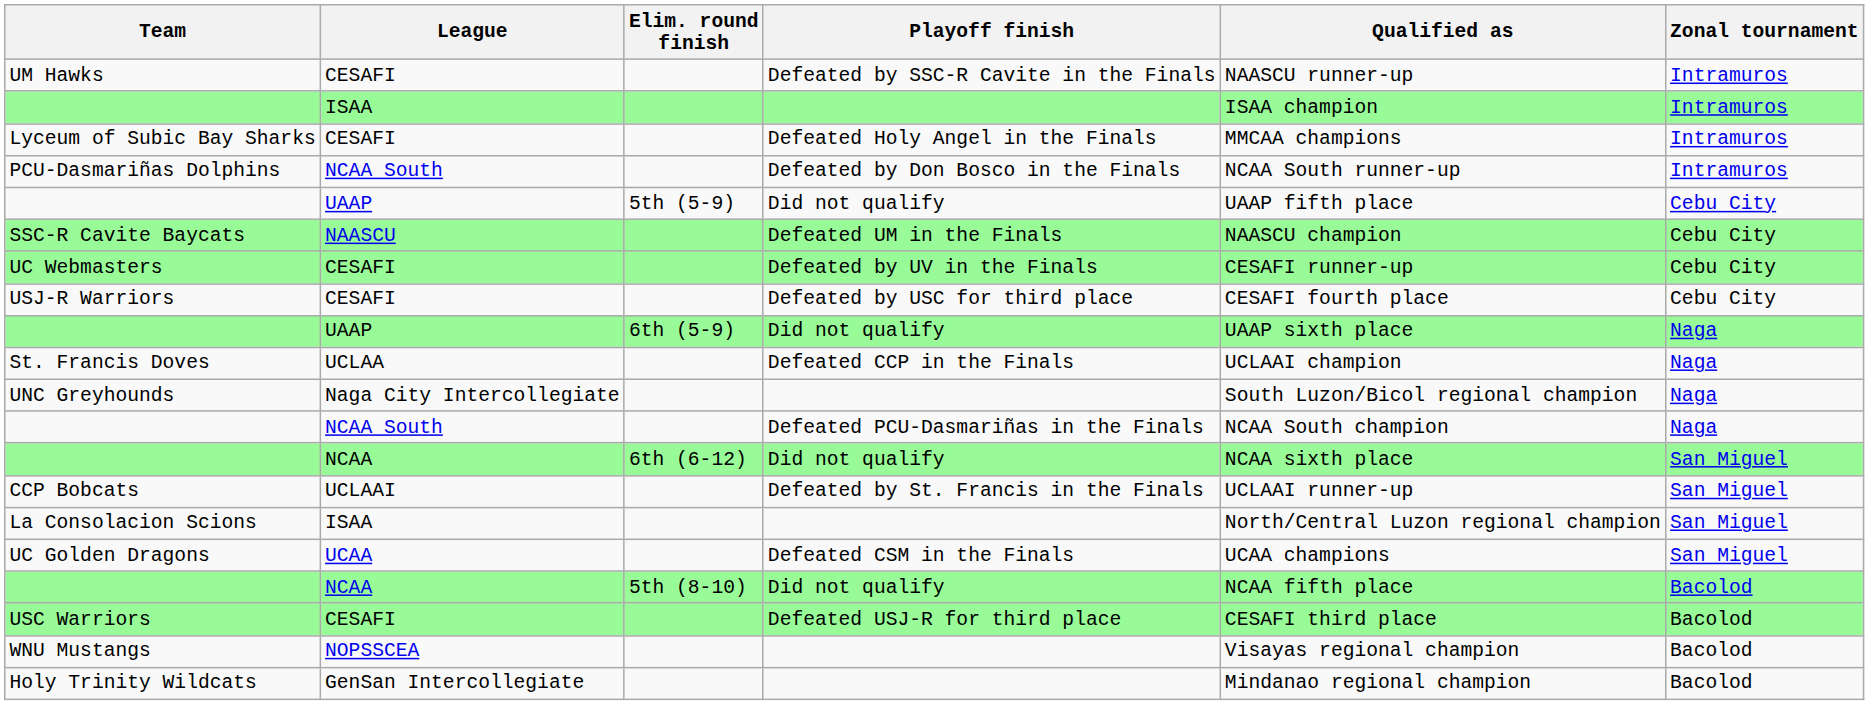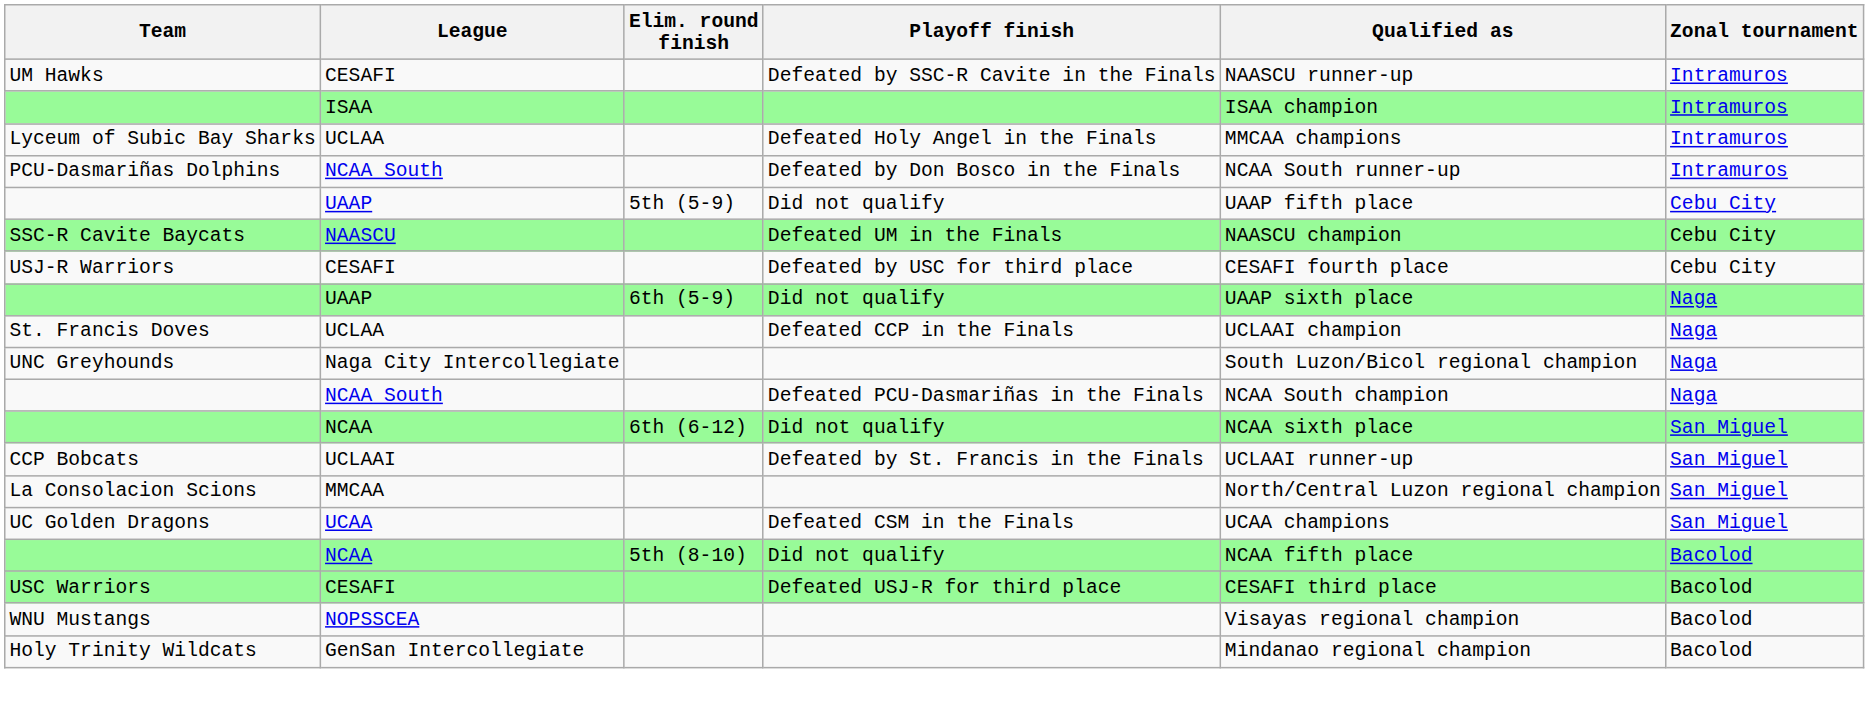(360, 139) CESAFI -> (355, 139) UCLAA
- row: (86, 267)
(349, 523) ISAA -> (355, 491) MMCAA
